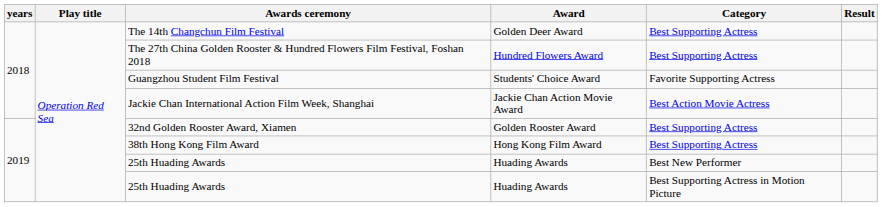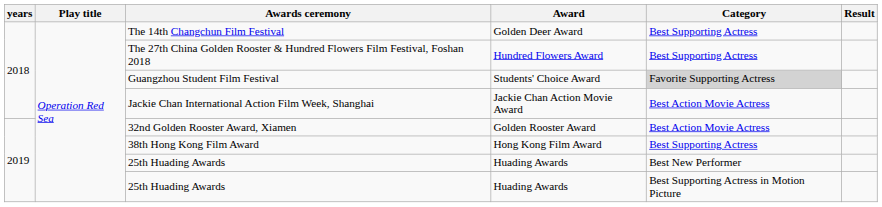(712, 79) no background -> (712, 79) lightgrey background
(703, 127) Best Supporting Actress -> (709, 127) Best Action Movie Actress
